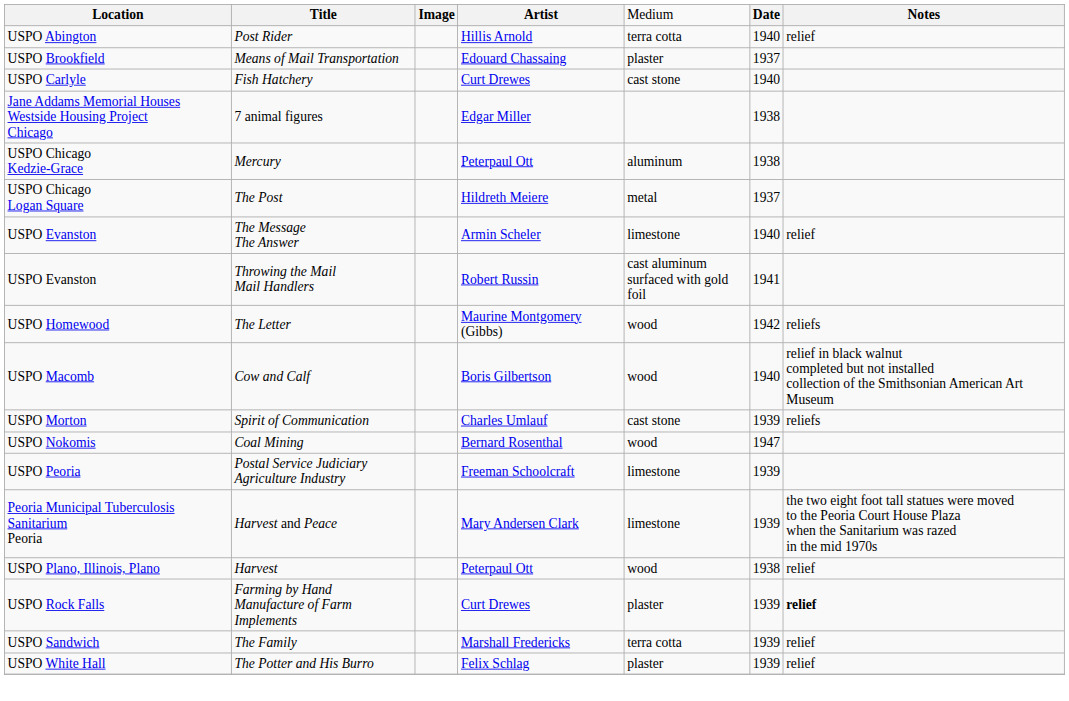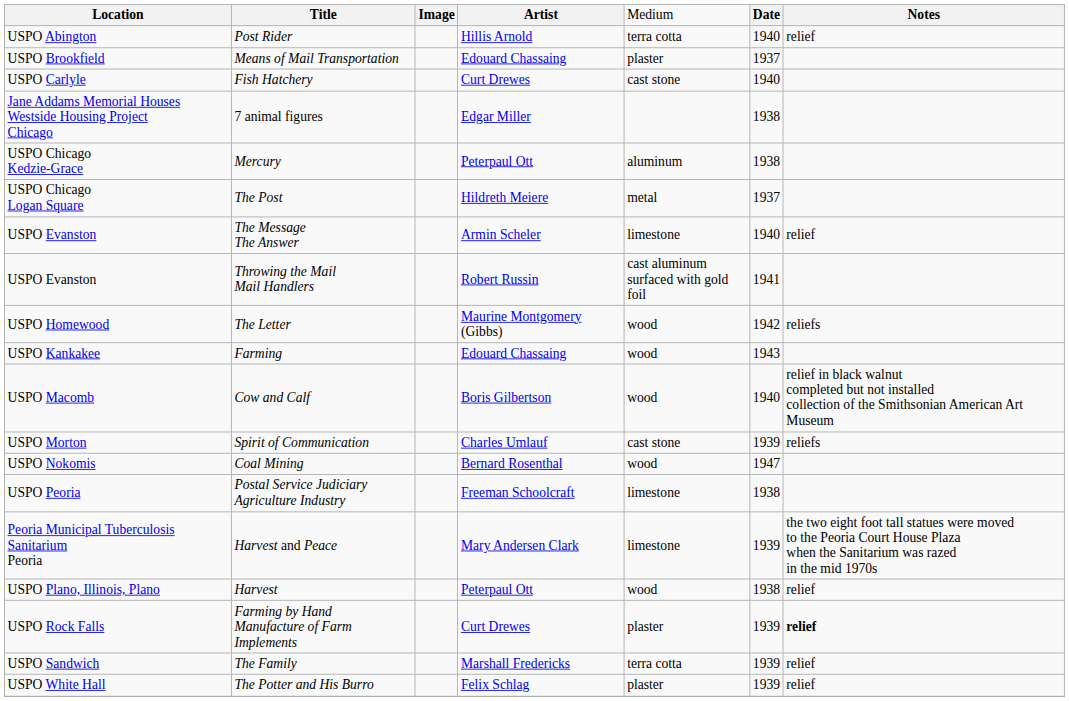+ row: (258, 353)
(766, 471) 1939 -> (766, 493) 1938
